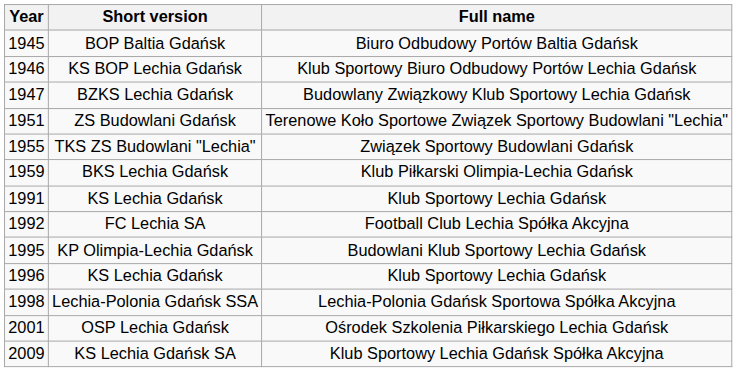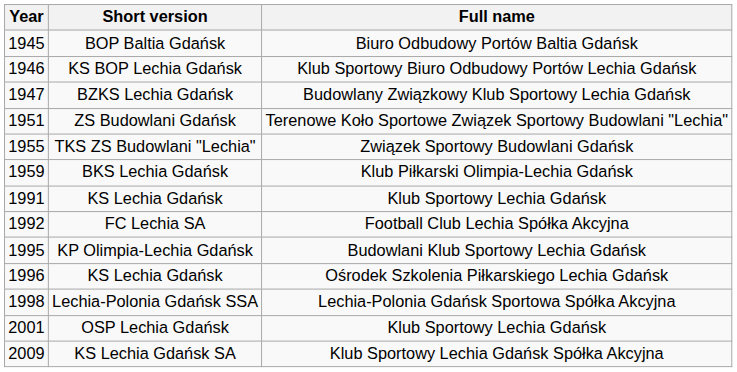(497, 276) Klub Sportowy Lechia Gdańsk -> (497, 276) Ośrodek Szkolenia Piłkarskiego Lechia Gdańsk
(497, 328) Ośrodek Szkolenia Piłkarskiego Lechia Gdańsk -> (497, 328) Klub Sportowy Lechia Gdańsk
